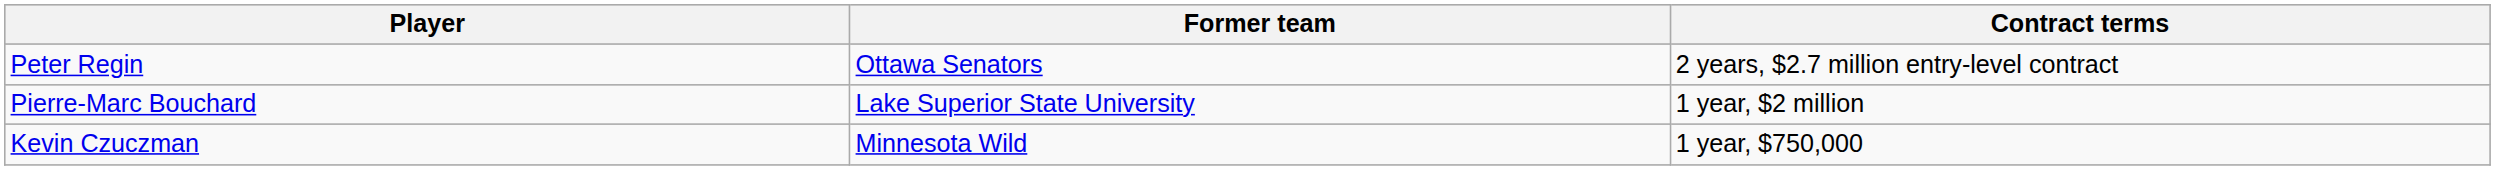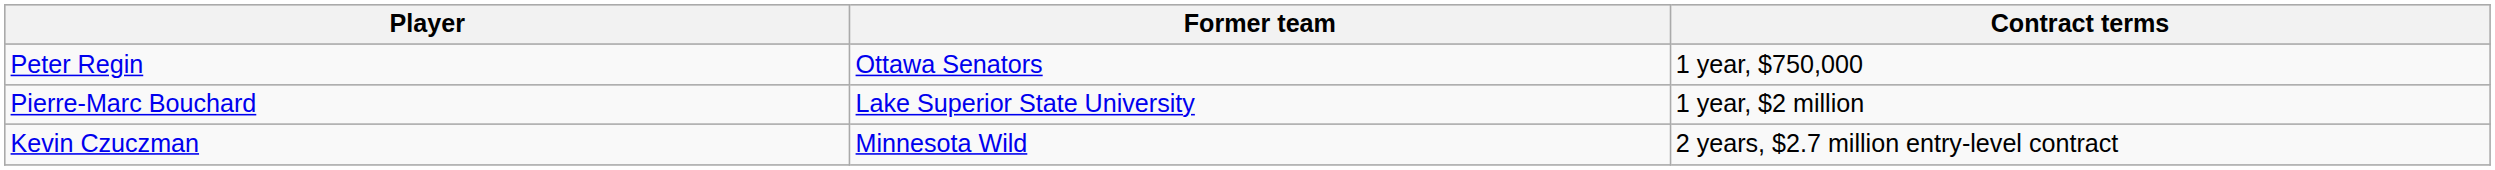(1897, 64) 2 years, $2.7 million entry-level contract -> (1769, 64) 1 year, $750,000
(1769, 143) 1 year, $750,000 -> (1897, 143) 2 years, $2.7 million entry-level contract
